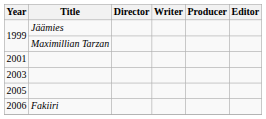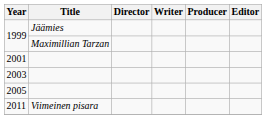- row: (17, 106)
+ row: (16, 106)
